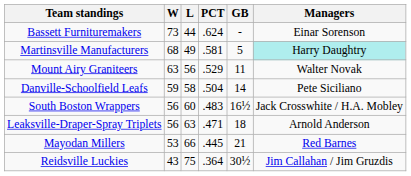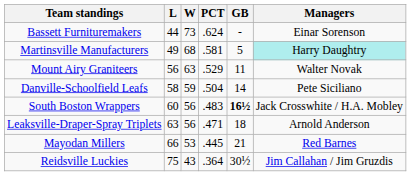columns swapped: (173, 13) <-> (190, 13)
(240, 106) normal -> (240, 106) bold
